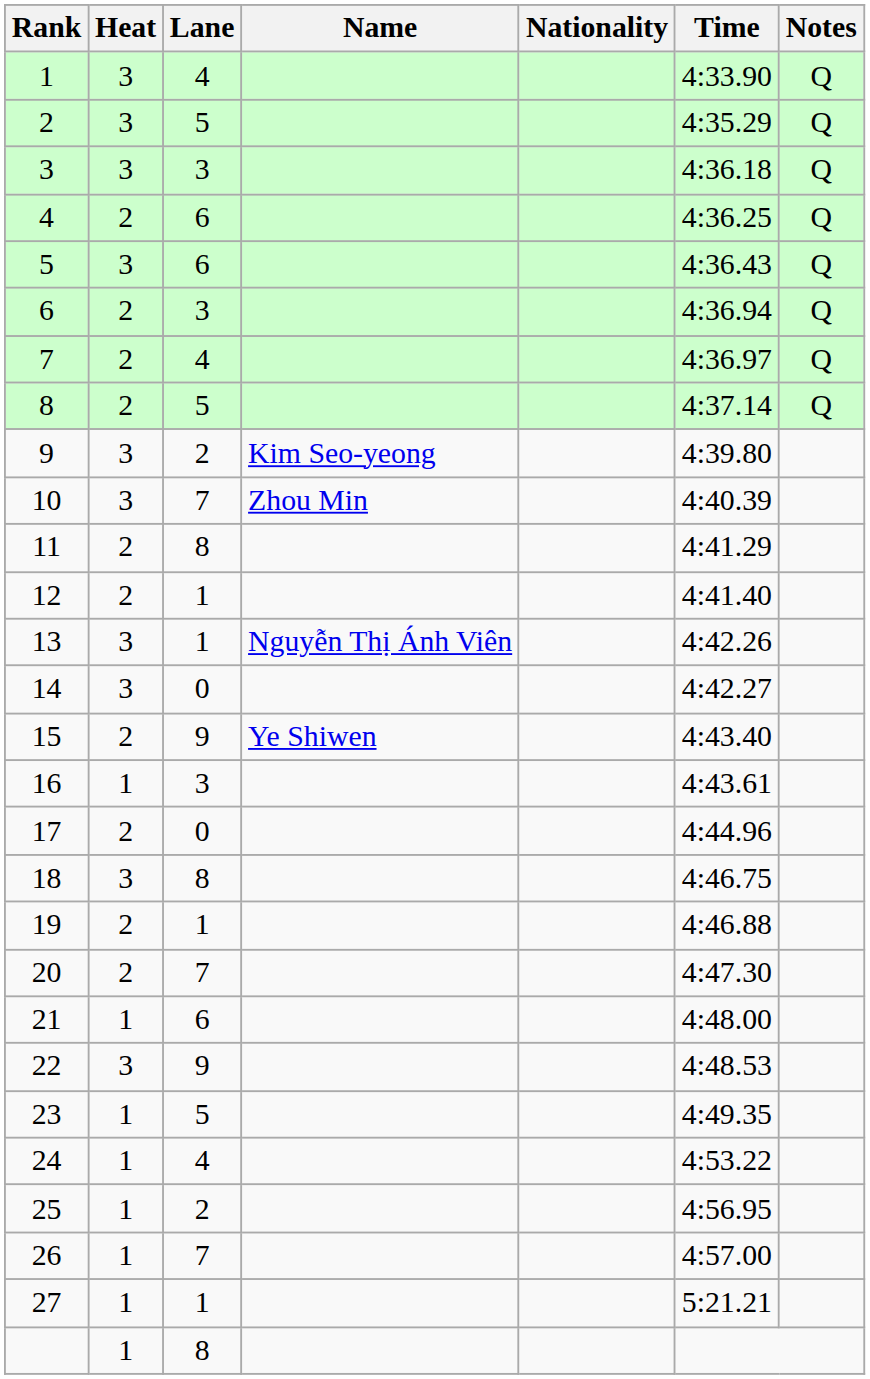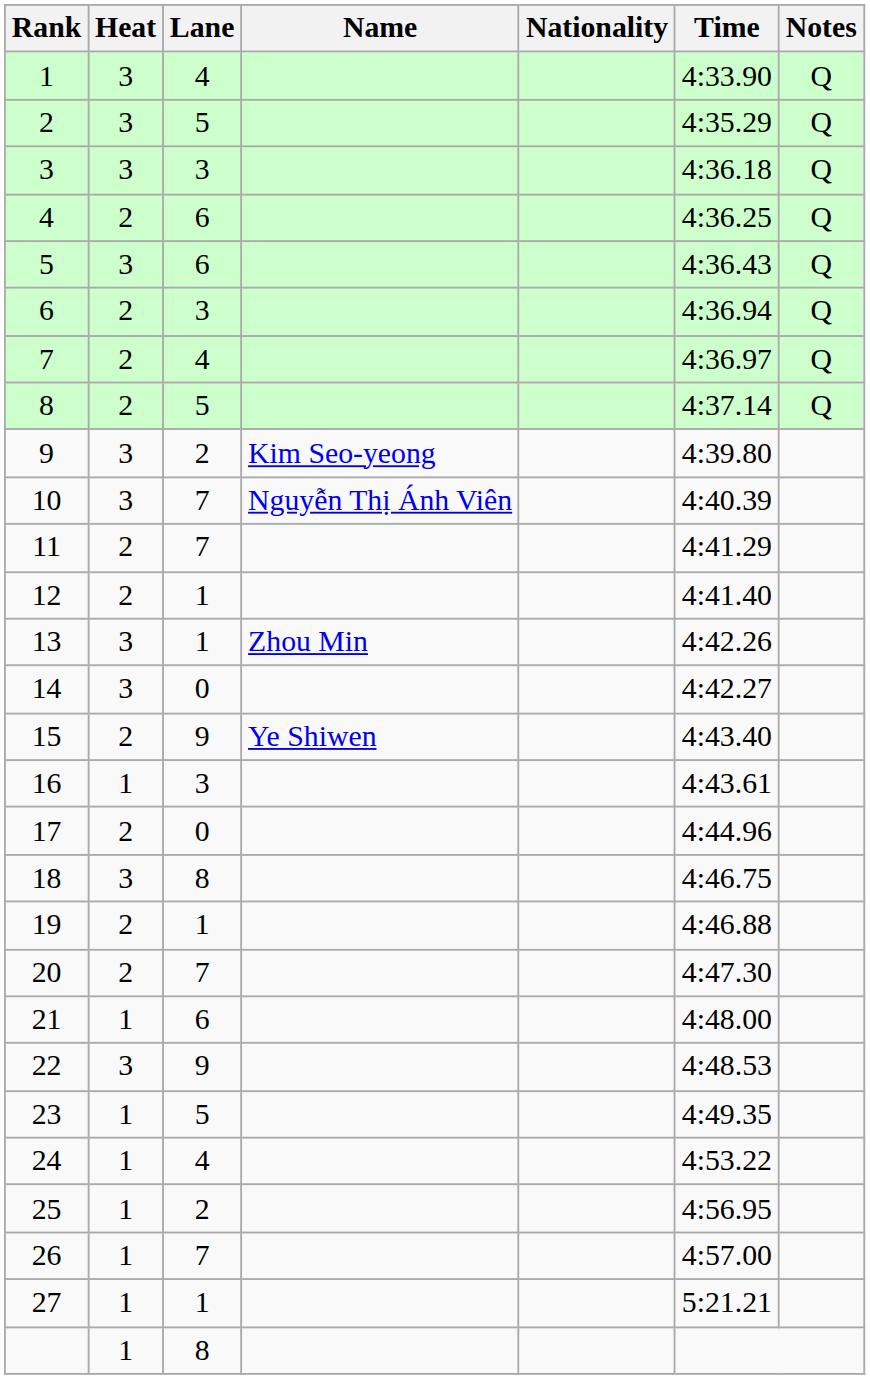(308, 500) Zhou Min -> (380, 500) Nguyễn Thị Ánh Viên
(202, 547) 8 -> (202, 547) 7
(380, 641) Nguyễn Thị Ánh Viên -> (308, 641) Zhou Min
